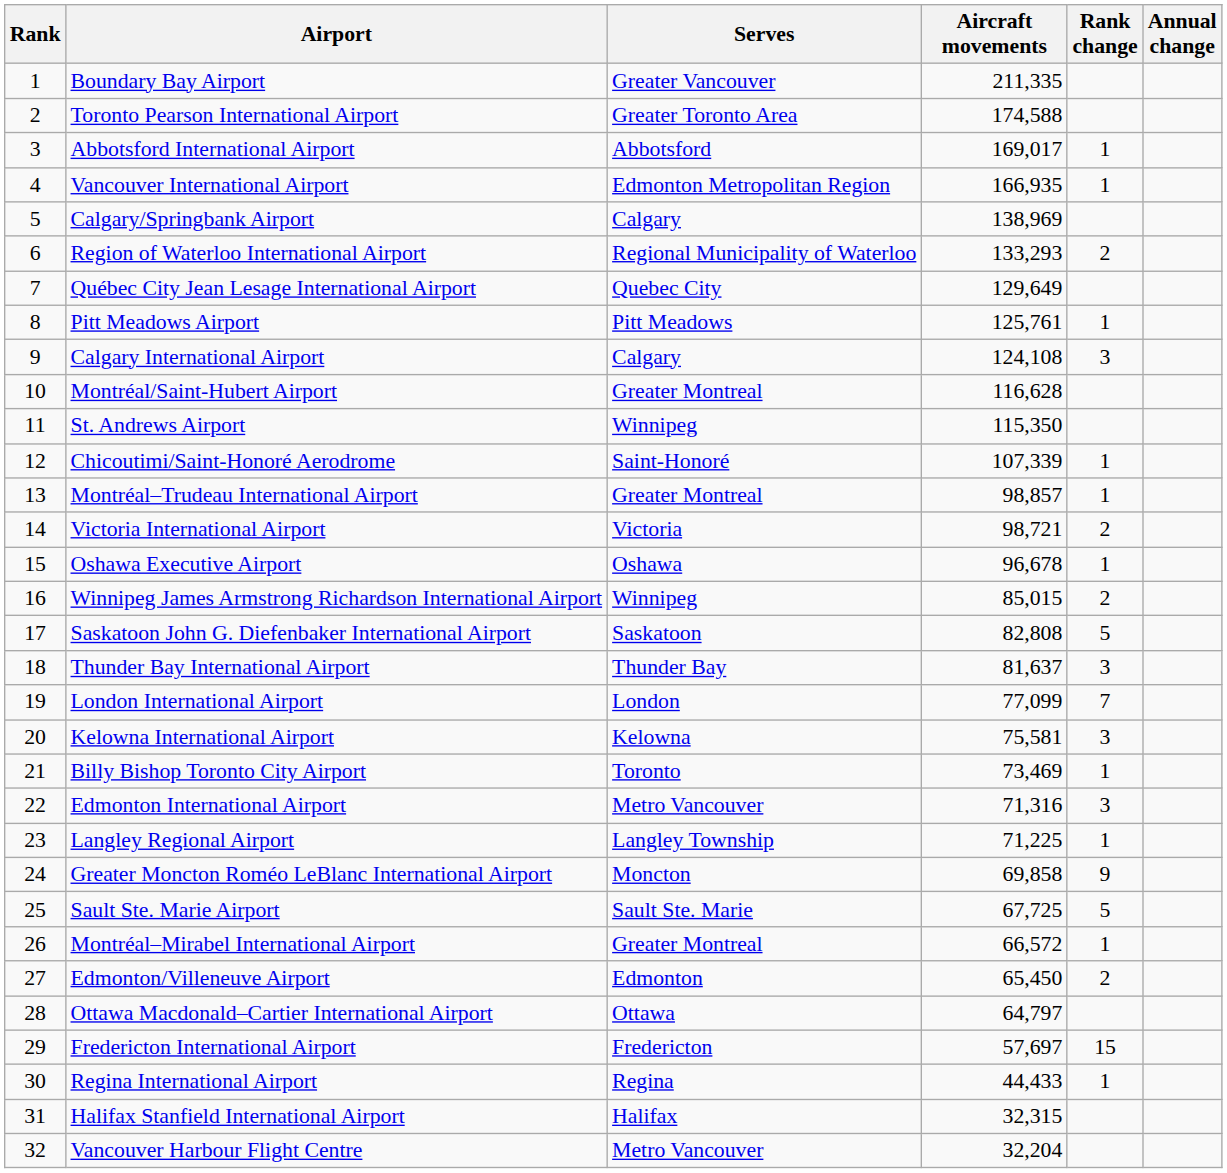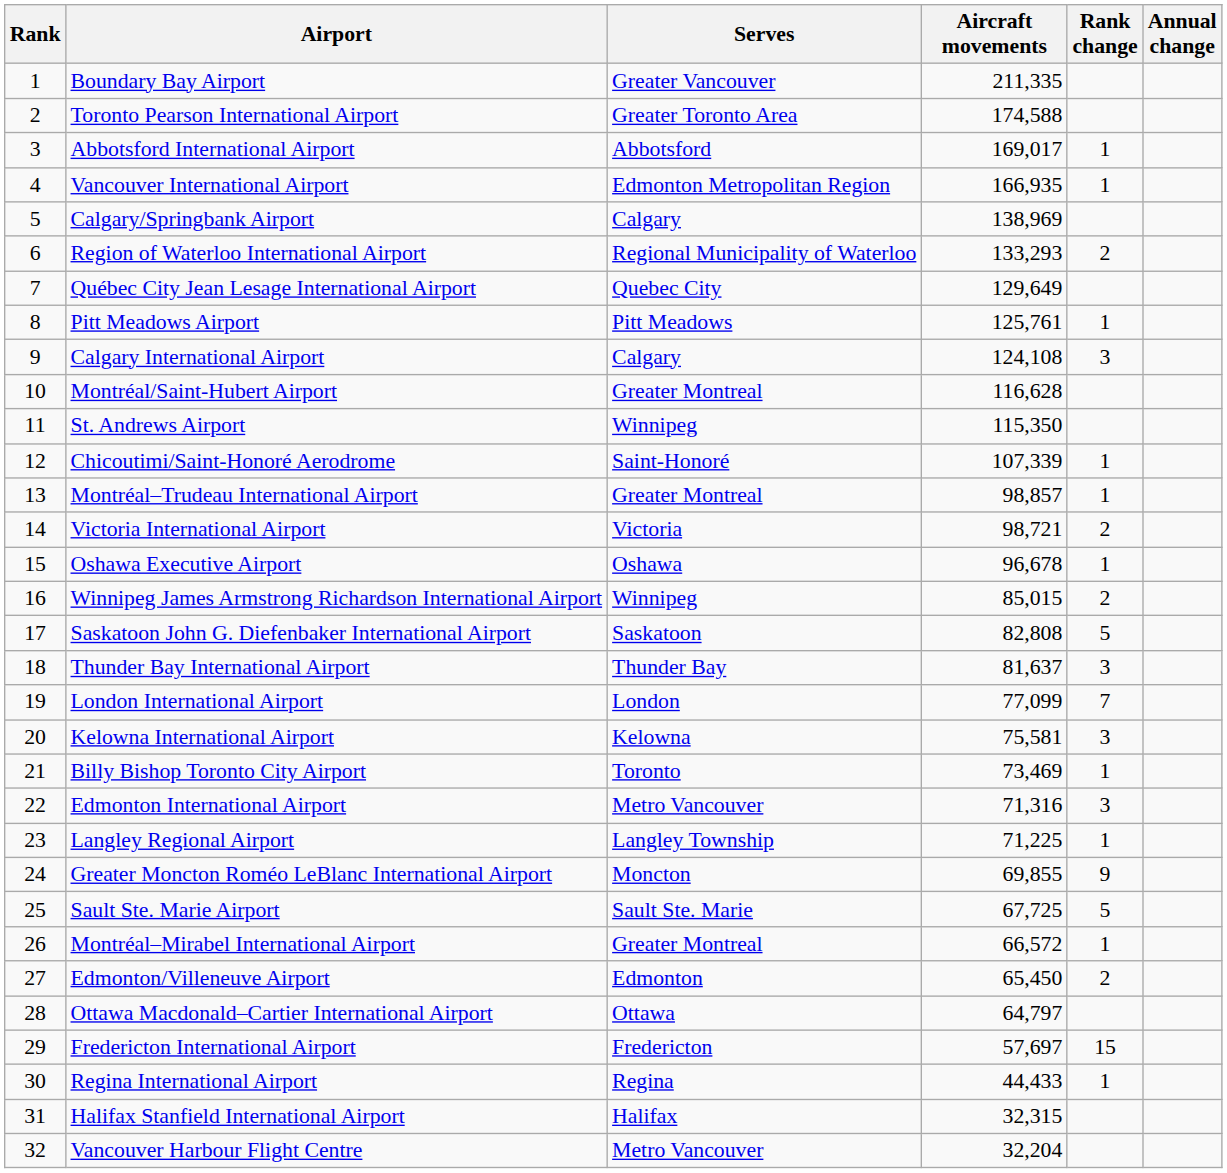(1032, 874) 69,858 -> (1032, 874) 69,855
